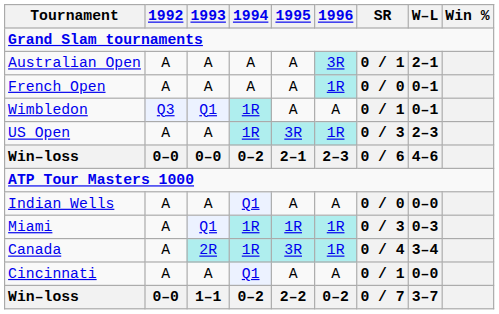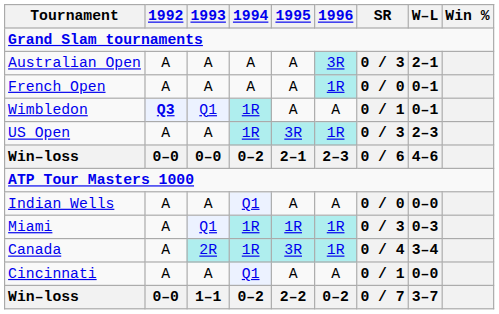(383, 63) 0 / 1 -> (383, 63) 0 / 3
(166, 110) normal -> (166, 110) bold
